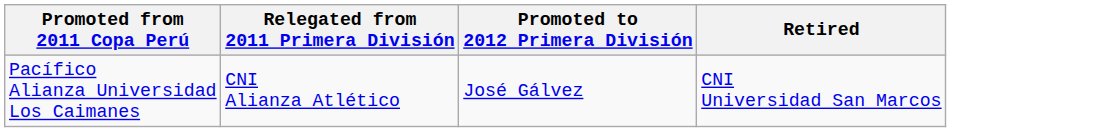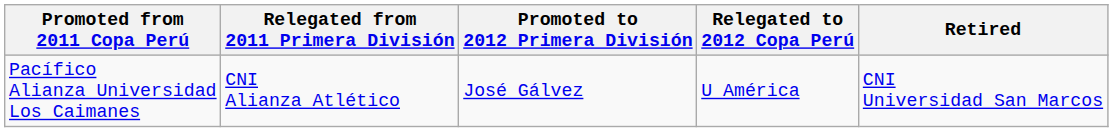+ column: (778, 30)
